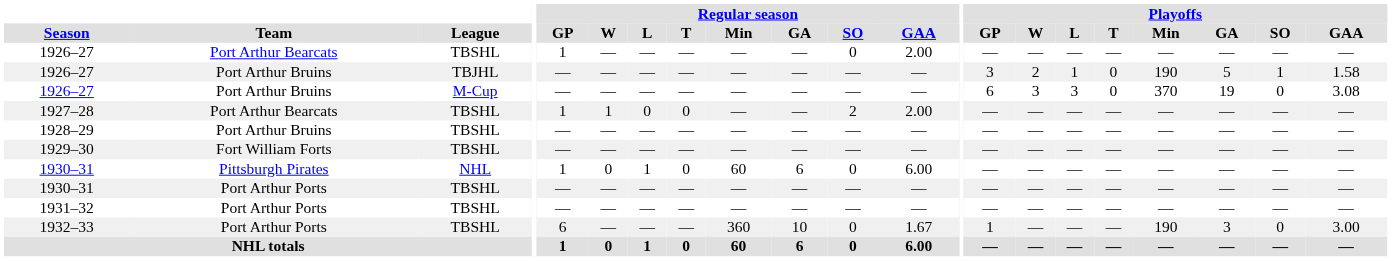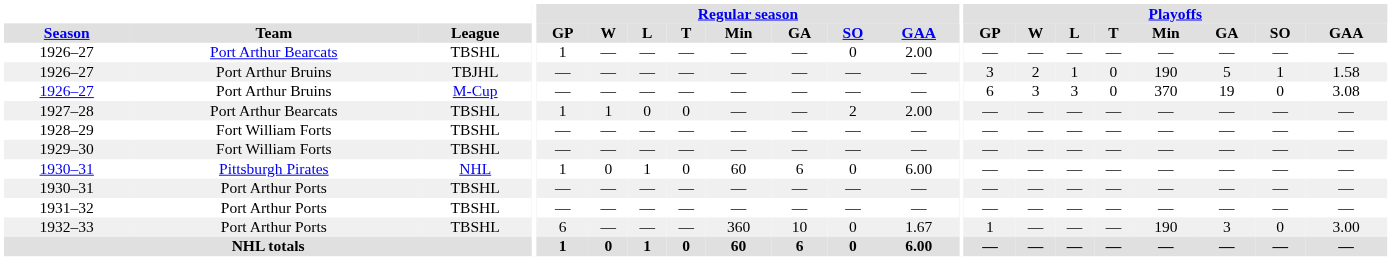(274, 130) Port Arthur Bruins -> (274, 130) Fort William Forts
